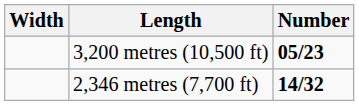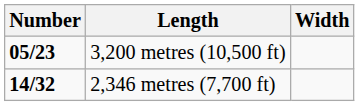columns swapped: (314, 20) <-> (37, 20)
